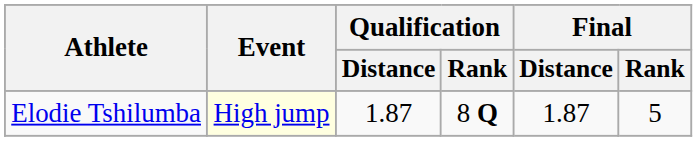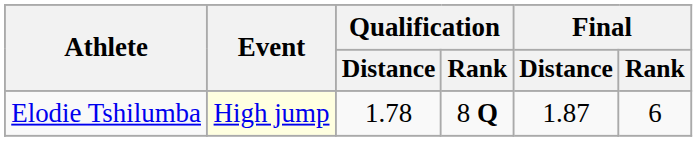(389, 113) 1.87 -> (389, 113) 1.78
(655, 113) 5 -> (655, 113) 6
